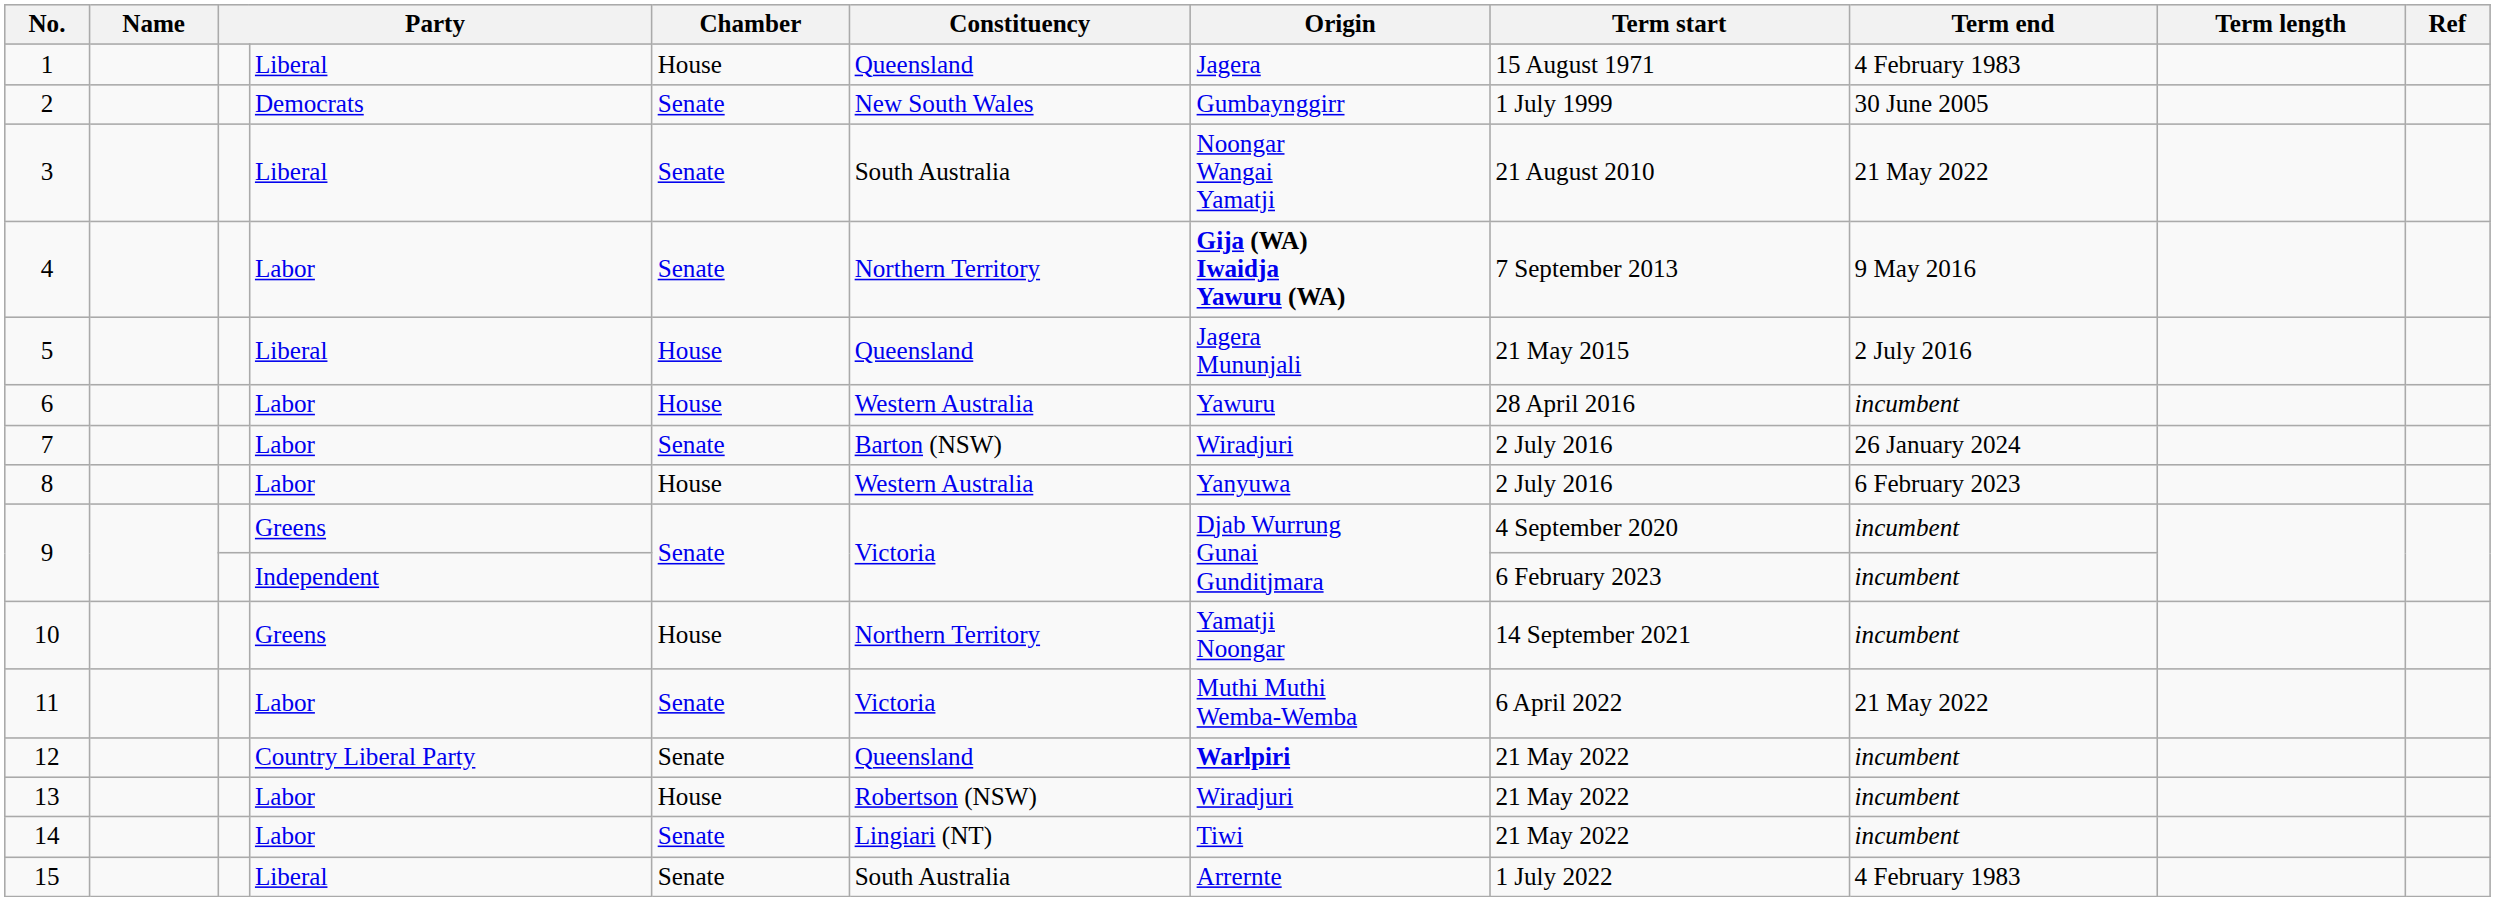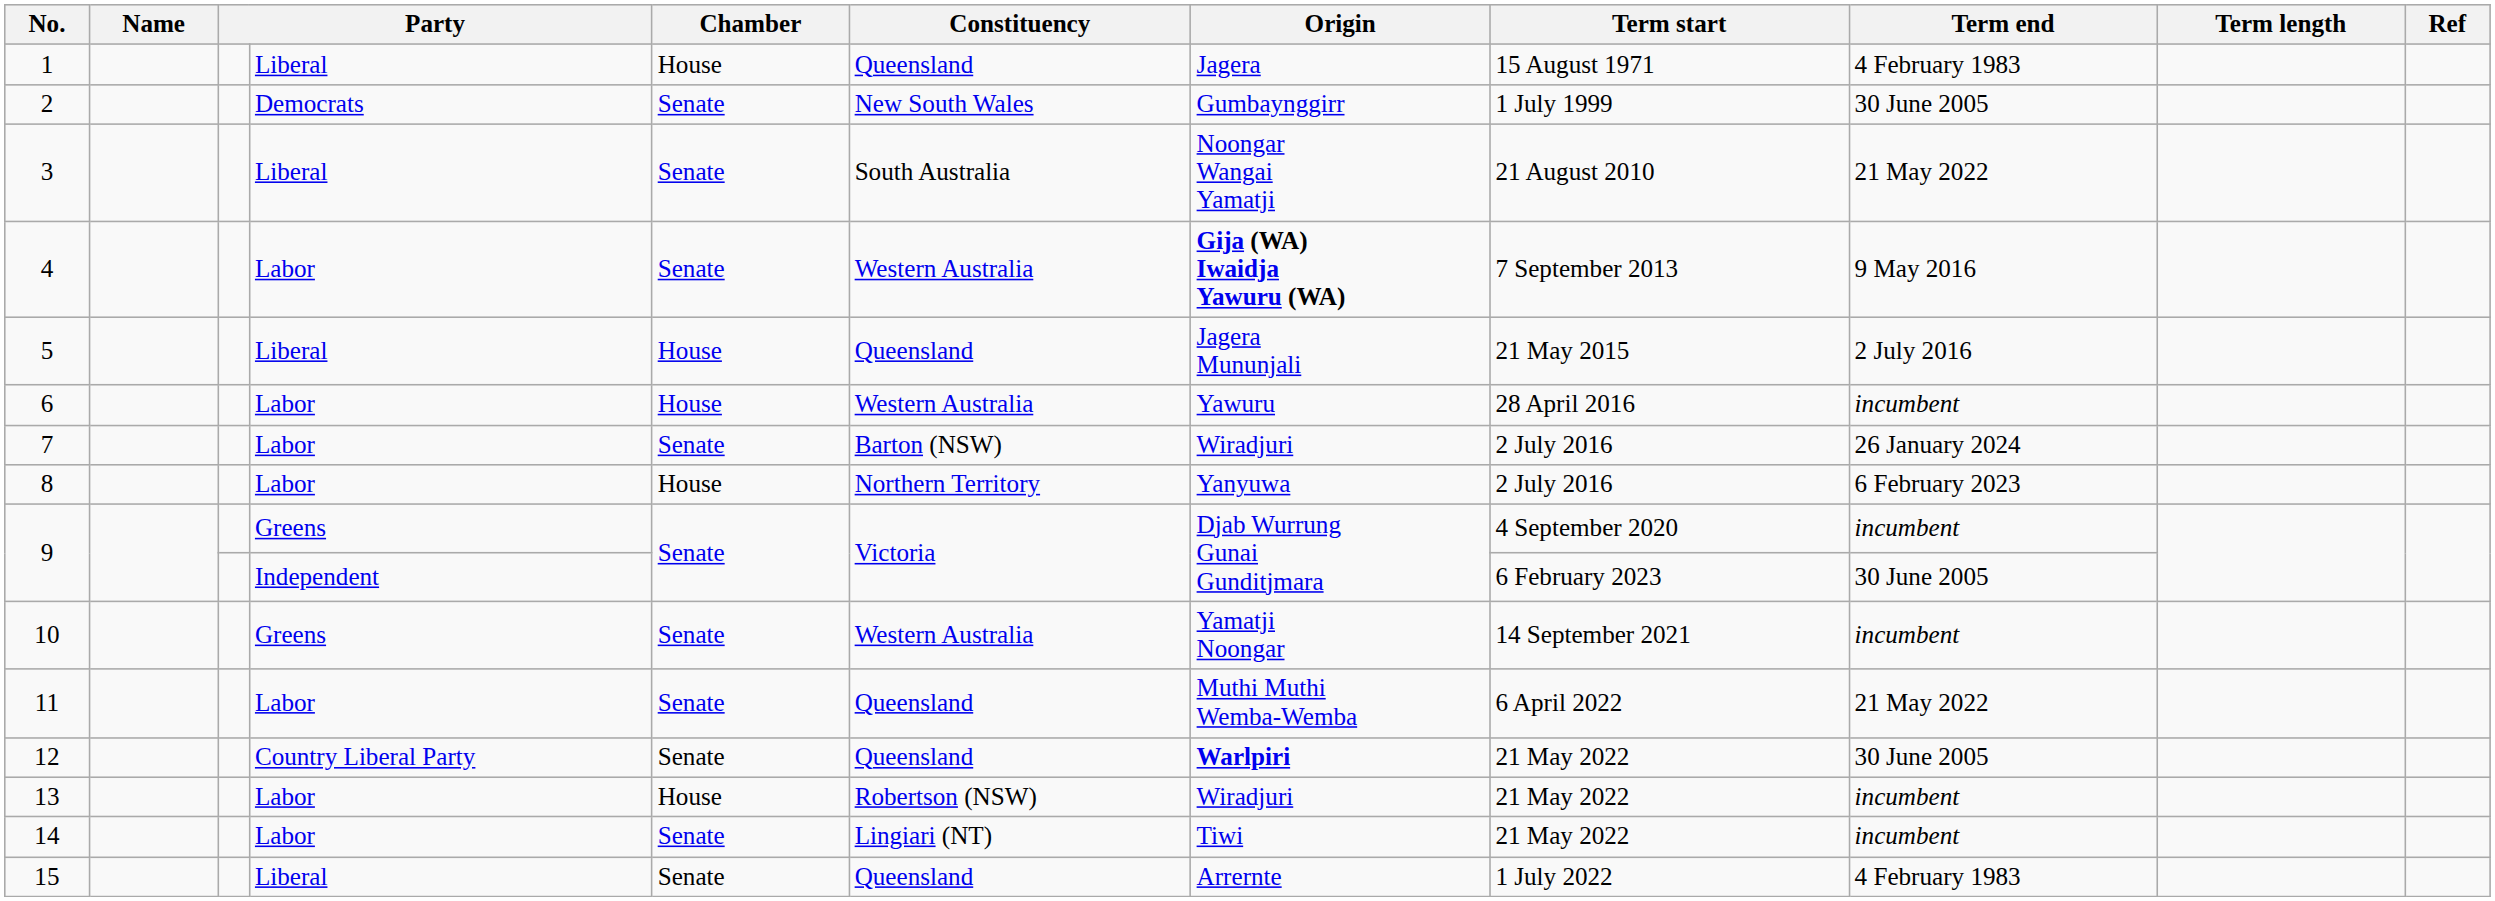(947, 268) Northern Territory -> (944, 268) Western Australia
(944, 484) Western Australia -> (947, 484) Northern Territory
(1907, 576) incumbent -> (1922, 576) 30 June 2005
(690, 634) House -> (691, 634) Senate
(947, 634) Northern Territory -> (944, 634) Western Australia
(895, 702) Victoria -> (914, 702) Queensland
(1907, 756) incumbent -> (1922, 756) 30 June 2005
(932, 876) South Australia -> (914, 876) Queensland
